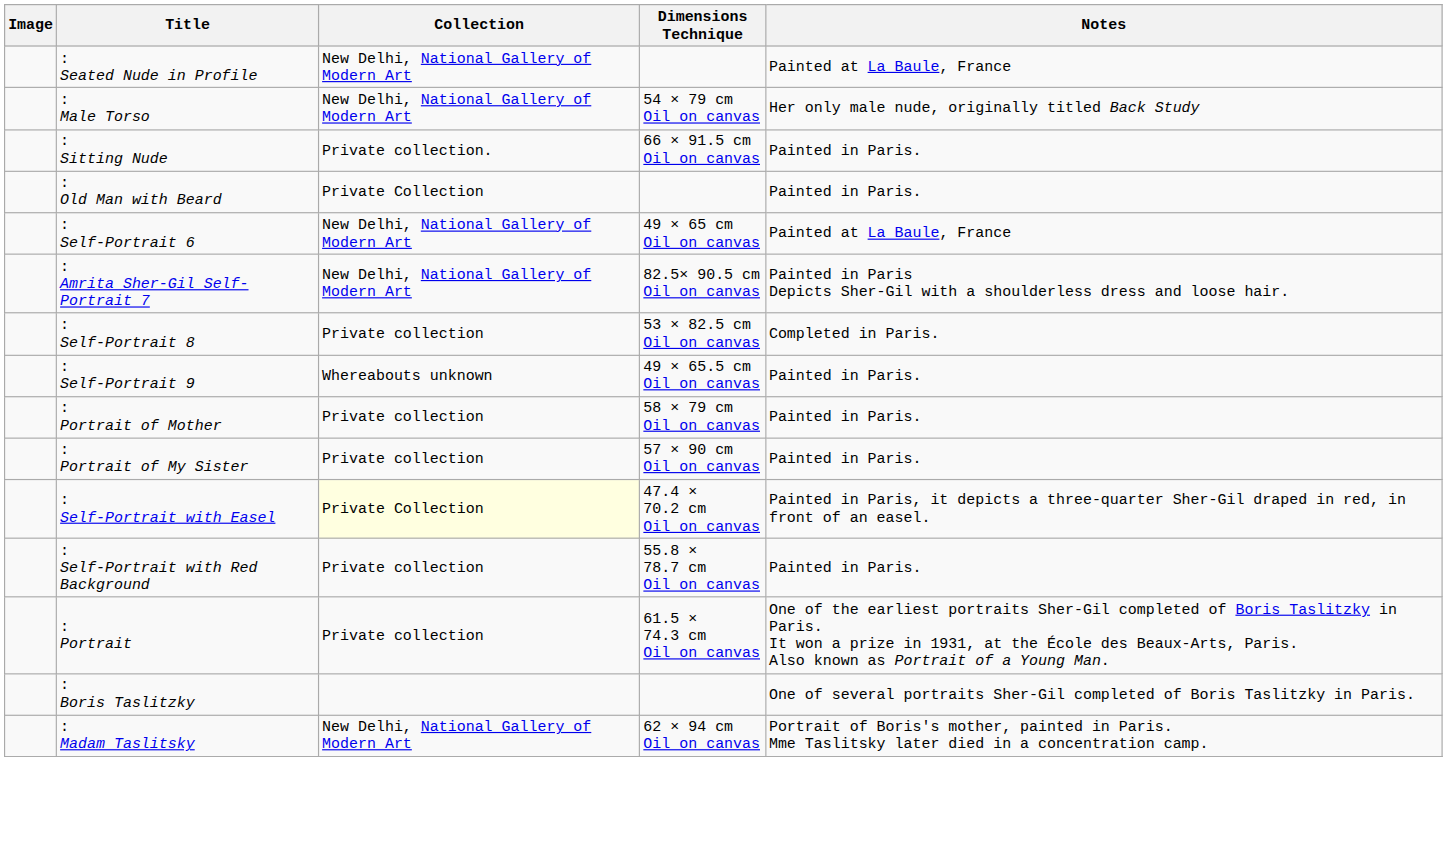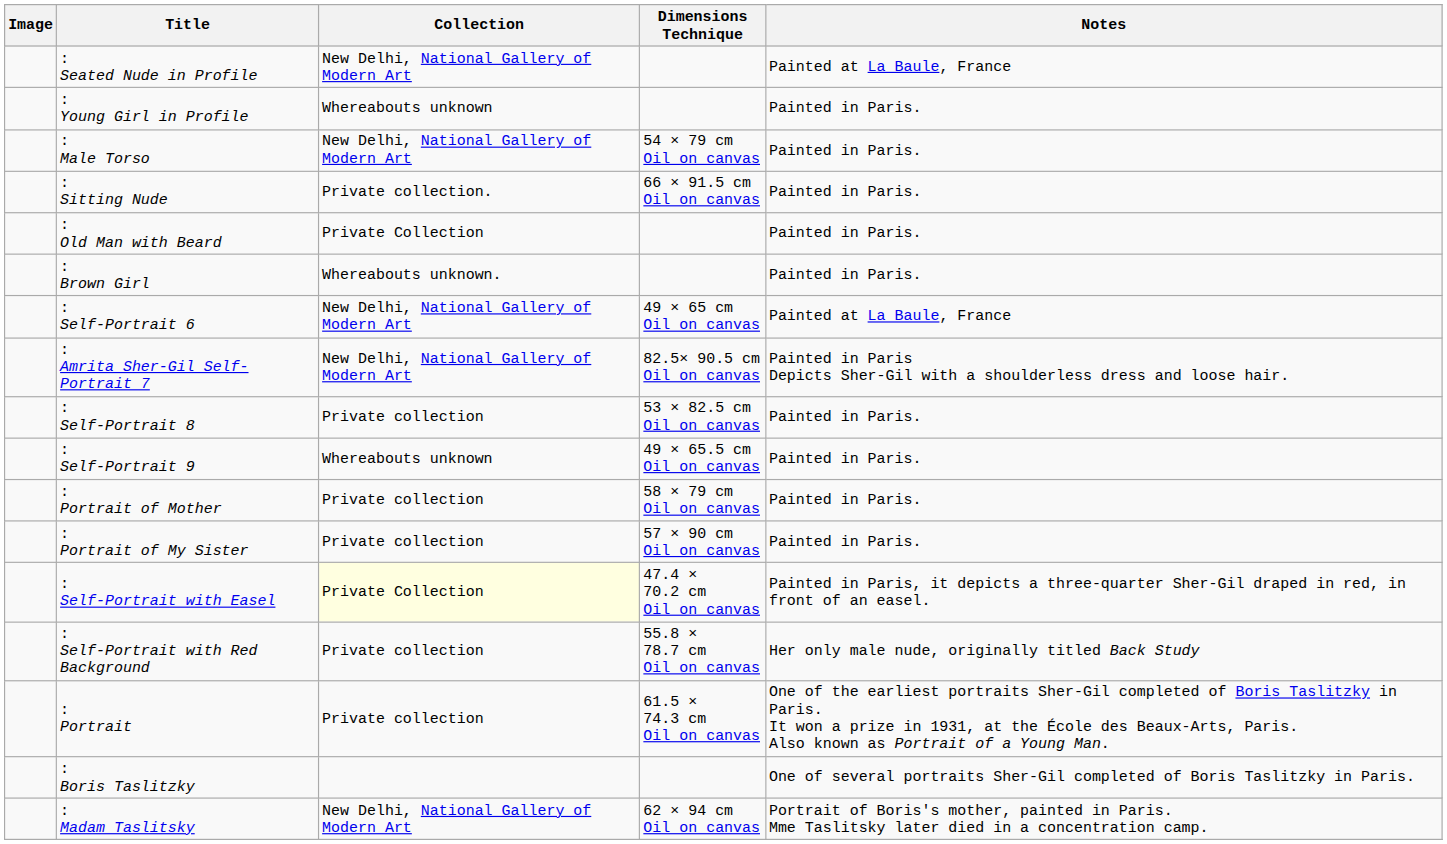+ row: (154, 109)
(984, 109) Her only male nude, originally titled Back Study -> (845, 150) Painted in Paris.
+ row: (105, 275)
(854, 334) Completed in Paris. -> (845, 417) Painted in Paris.
(845, 568) Painted in Paris. -> (984, 651) Her only male nude, originally titled Back Study
